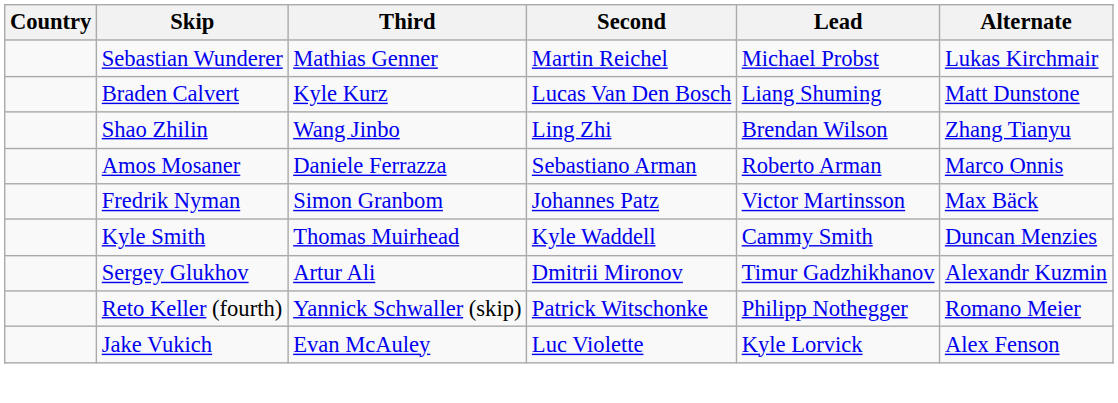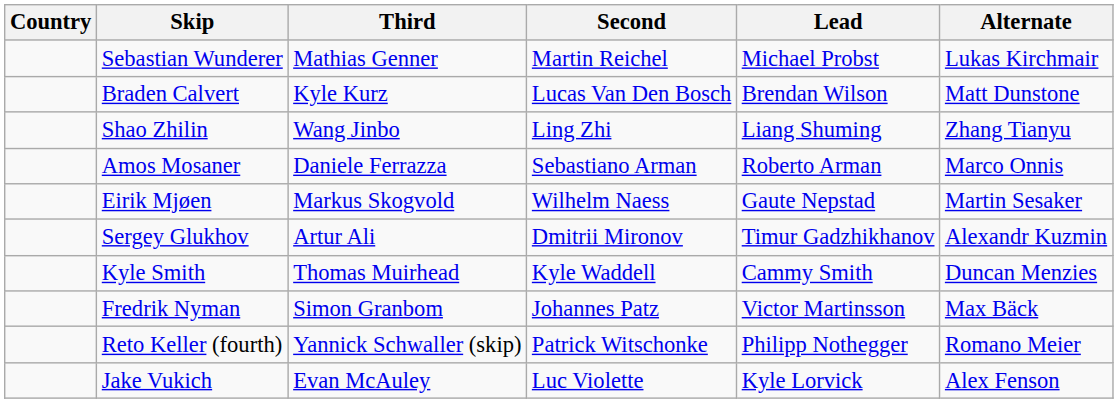(812, 93) Liang Shuming -> (815, 93) Brendan Wilson
(815, 129) Brendan Wilson -> (812, 129) Liang Shuming
+ row: (157, 201)
rows swapped: (175, 272) <-> (171, 201)
